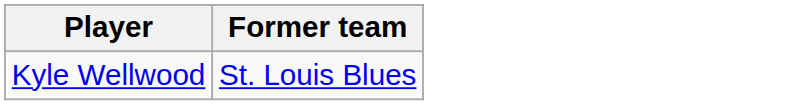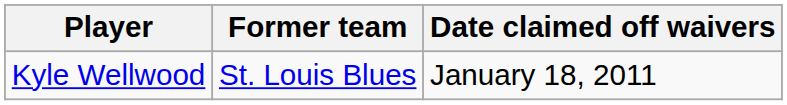+ column: (603, 27)
